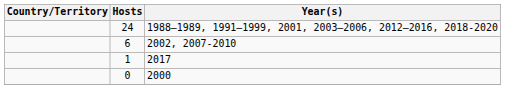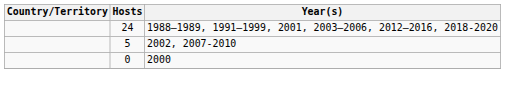(127, 45) 6 -> (127, 45) 5
- row: (159, 61)
